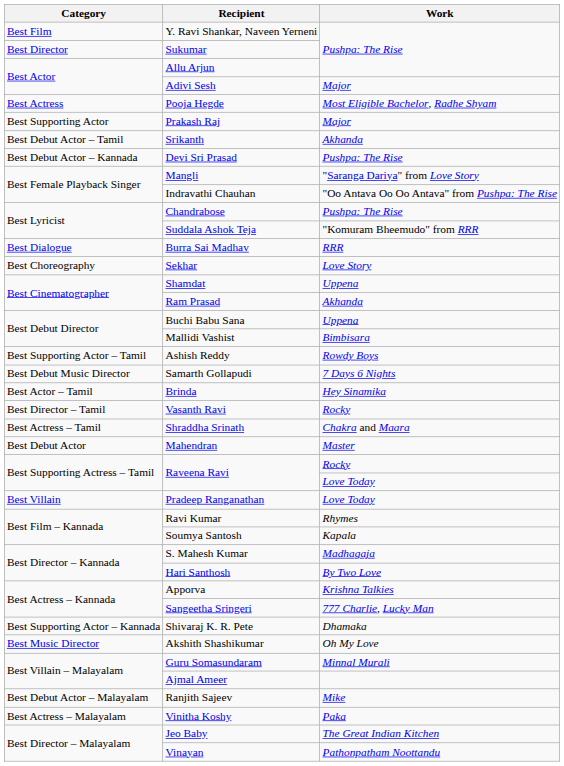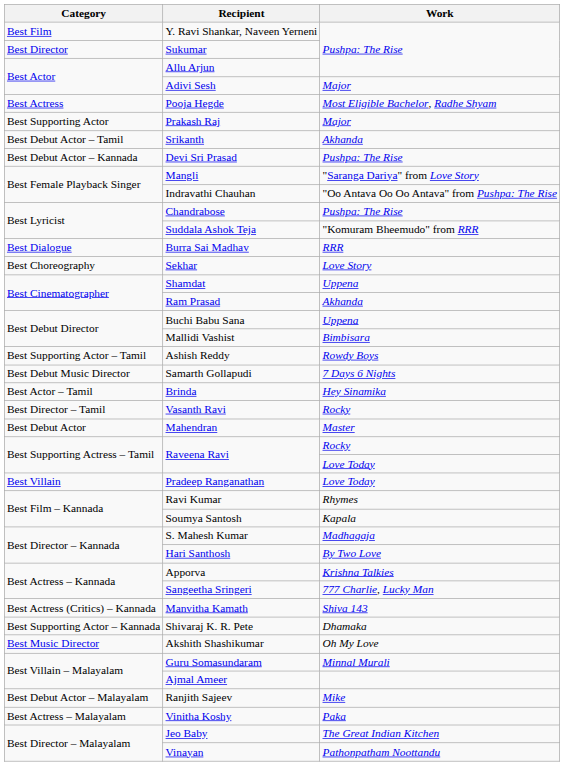- row: (205, 427)
+ row: (207, 608)
